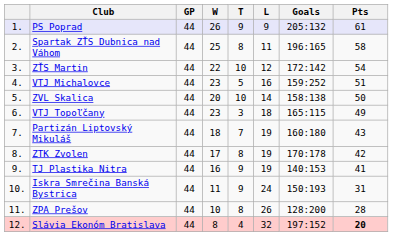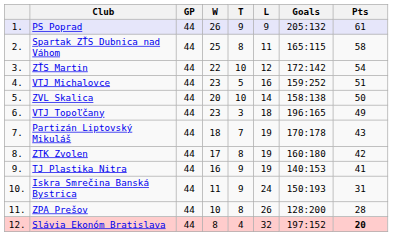(306, 47) 196:165 -> (306, 47) 165:115
(306, 113) 165:115 -> (306, 113) 196:165
(306, 133) 160:180 -> (306, 133) 170:178
(306, 154) 170:178 -> (306, 154) 160:180
